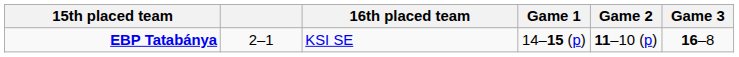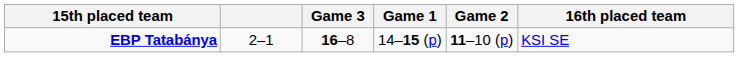columns swapped: (410, 16) <-> (698, 16)
